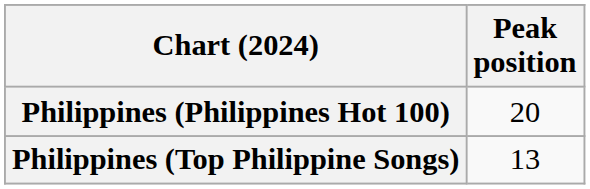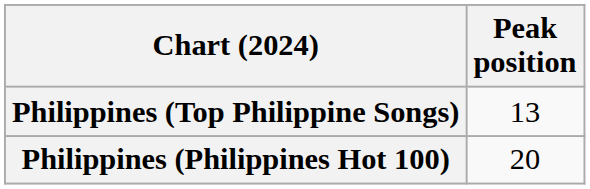rows swapped: (236, 111) <-> (236, 159)
